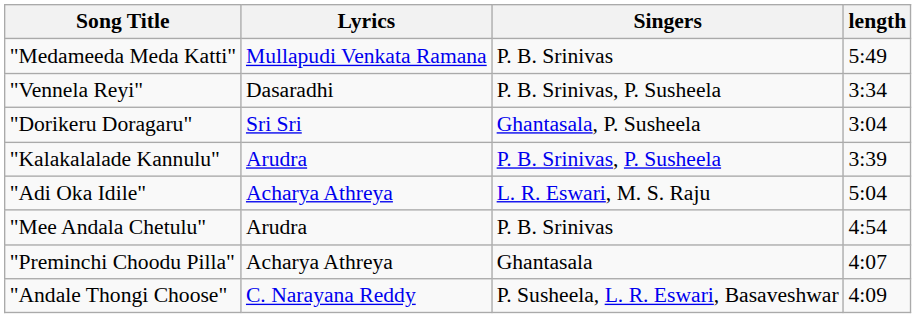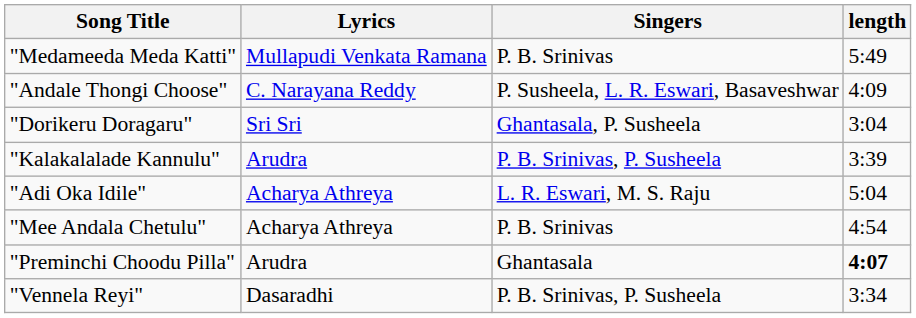rows swapped: (118, 295) <-> (76, 90)
(277, 227) Arudra -> (319, 227) Acharya Athreya
(319, 261) Acharya Athreya -> (277, 261) Arudra
(868, 261) normal -> (868, 261) bold
